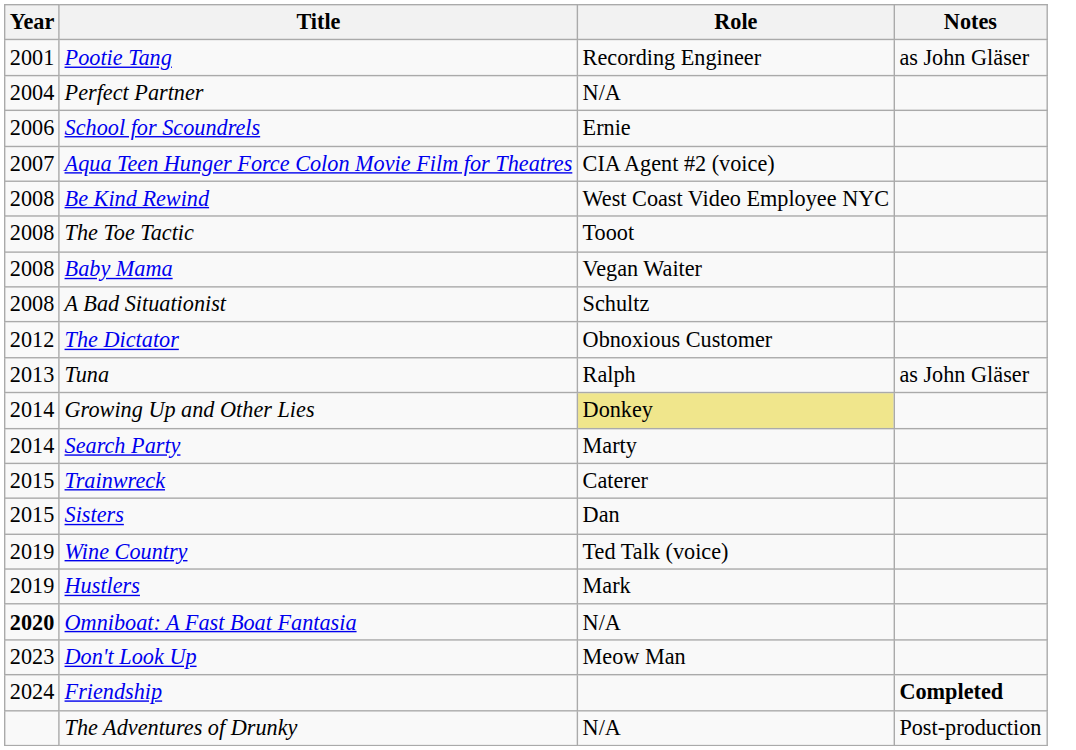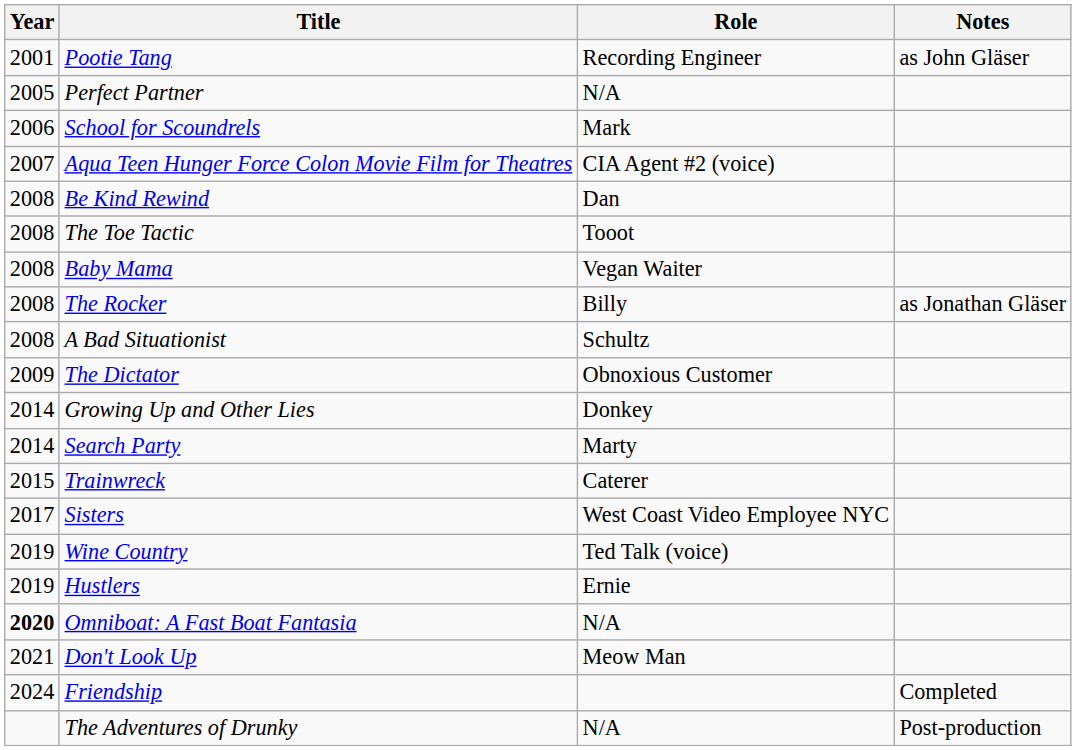(32, 92) 2004 -> (32, 92) 2005
(607, 127) Ernie -> (607, 127) Mark
(736, 198) West Coast Video Employee NYC -> (601, 198) Dan
+ row: (116, 304)
(32, 339) 2012 -> (32, 374) 2009
- row: (87, 374)
(618, 410) khaki background -> (618, 410) no background
(32, 515) 2015 -> (32, 515) 2017
(601, 515) Dan -> (736, 515) West Coast Video Employee NYC
(607, 586) Mark -> (607, 586) Ernie
(32, 657) 2023 -> (32, 657) 2021
(951, 692) bold -> (948, 692) normal
